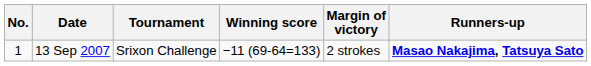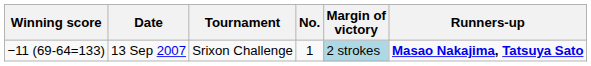columns swapped: (18, 22) <-> (272, 22)
(353, 51) no background -> (353, 51) lightblue background
